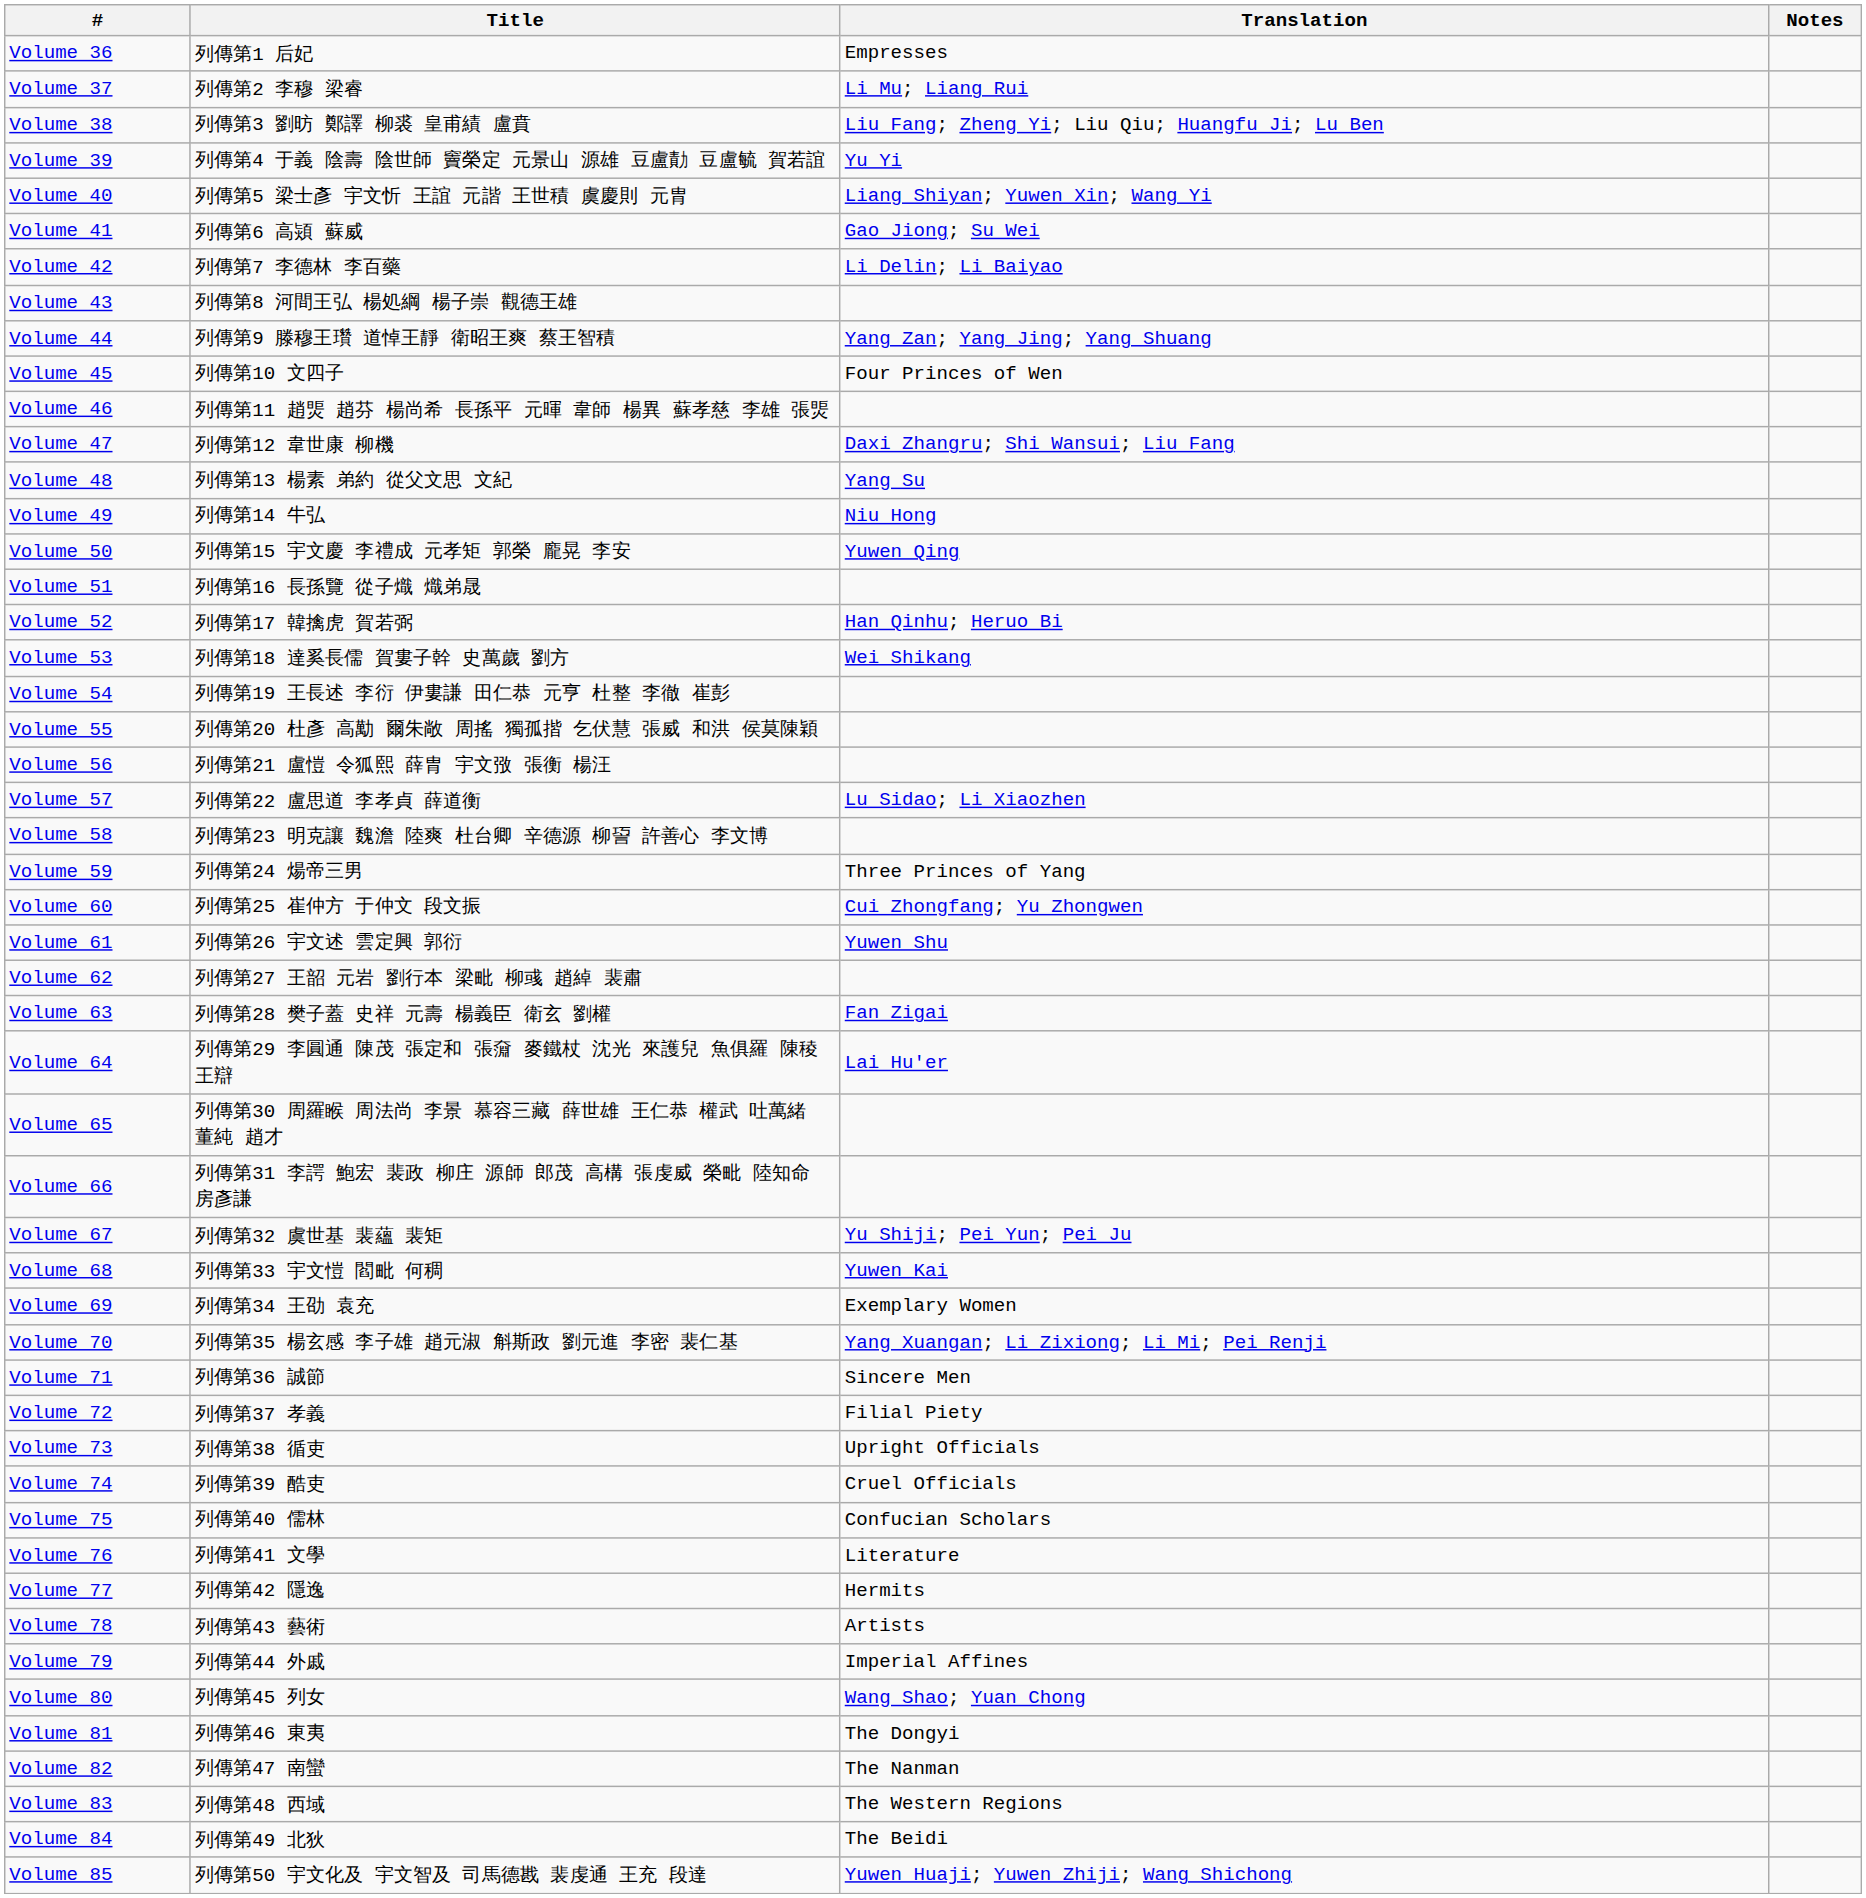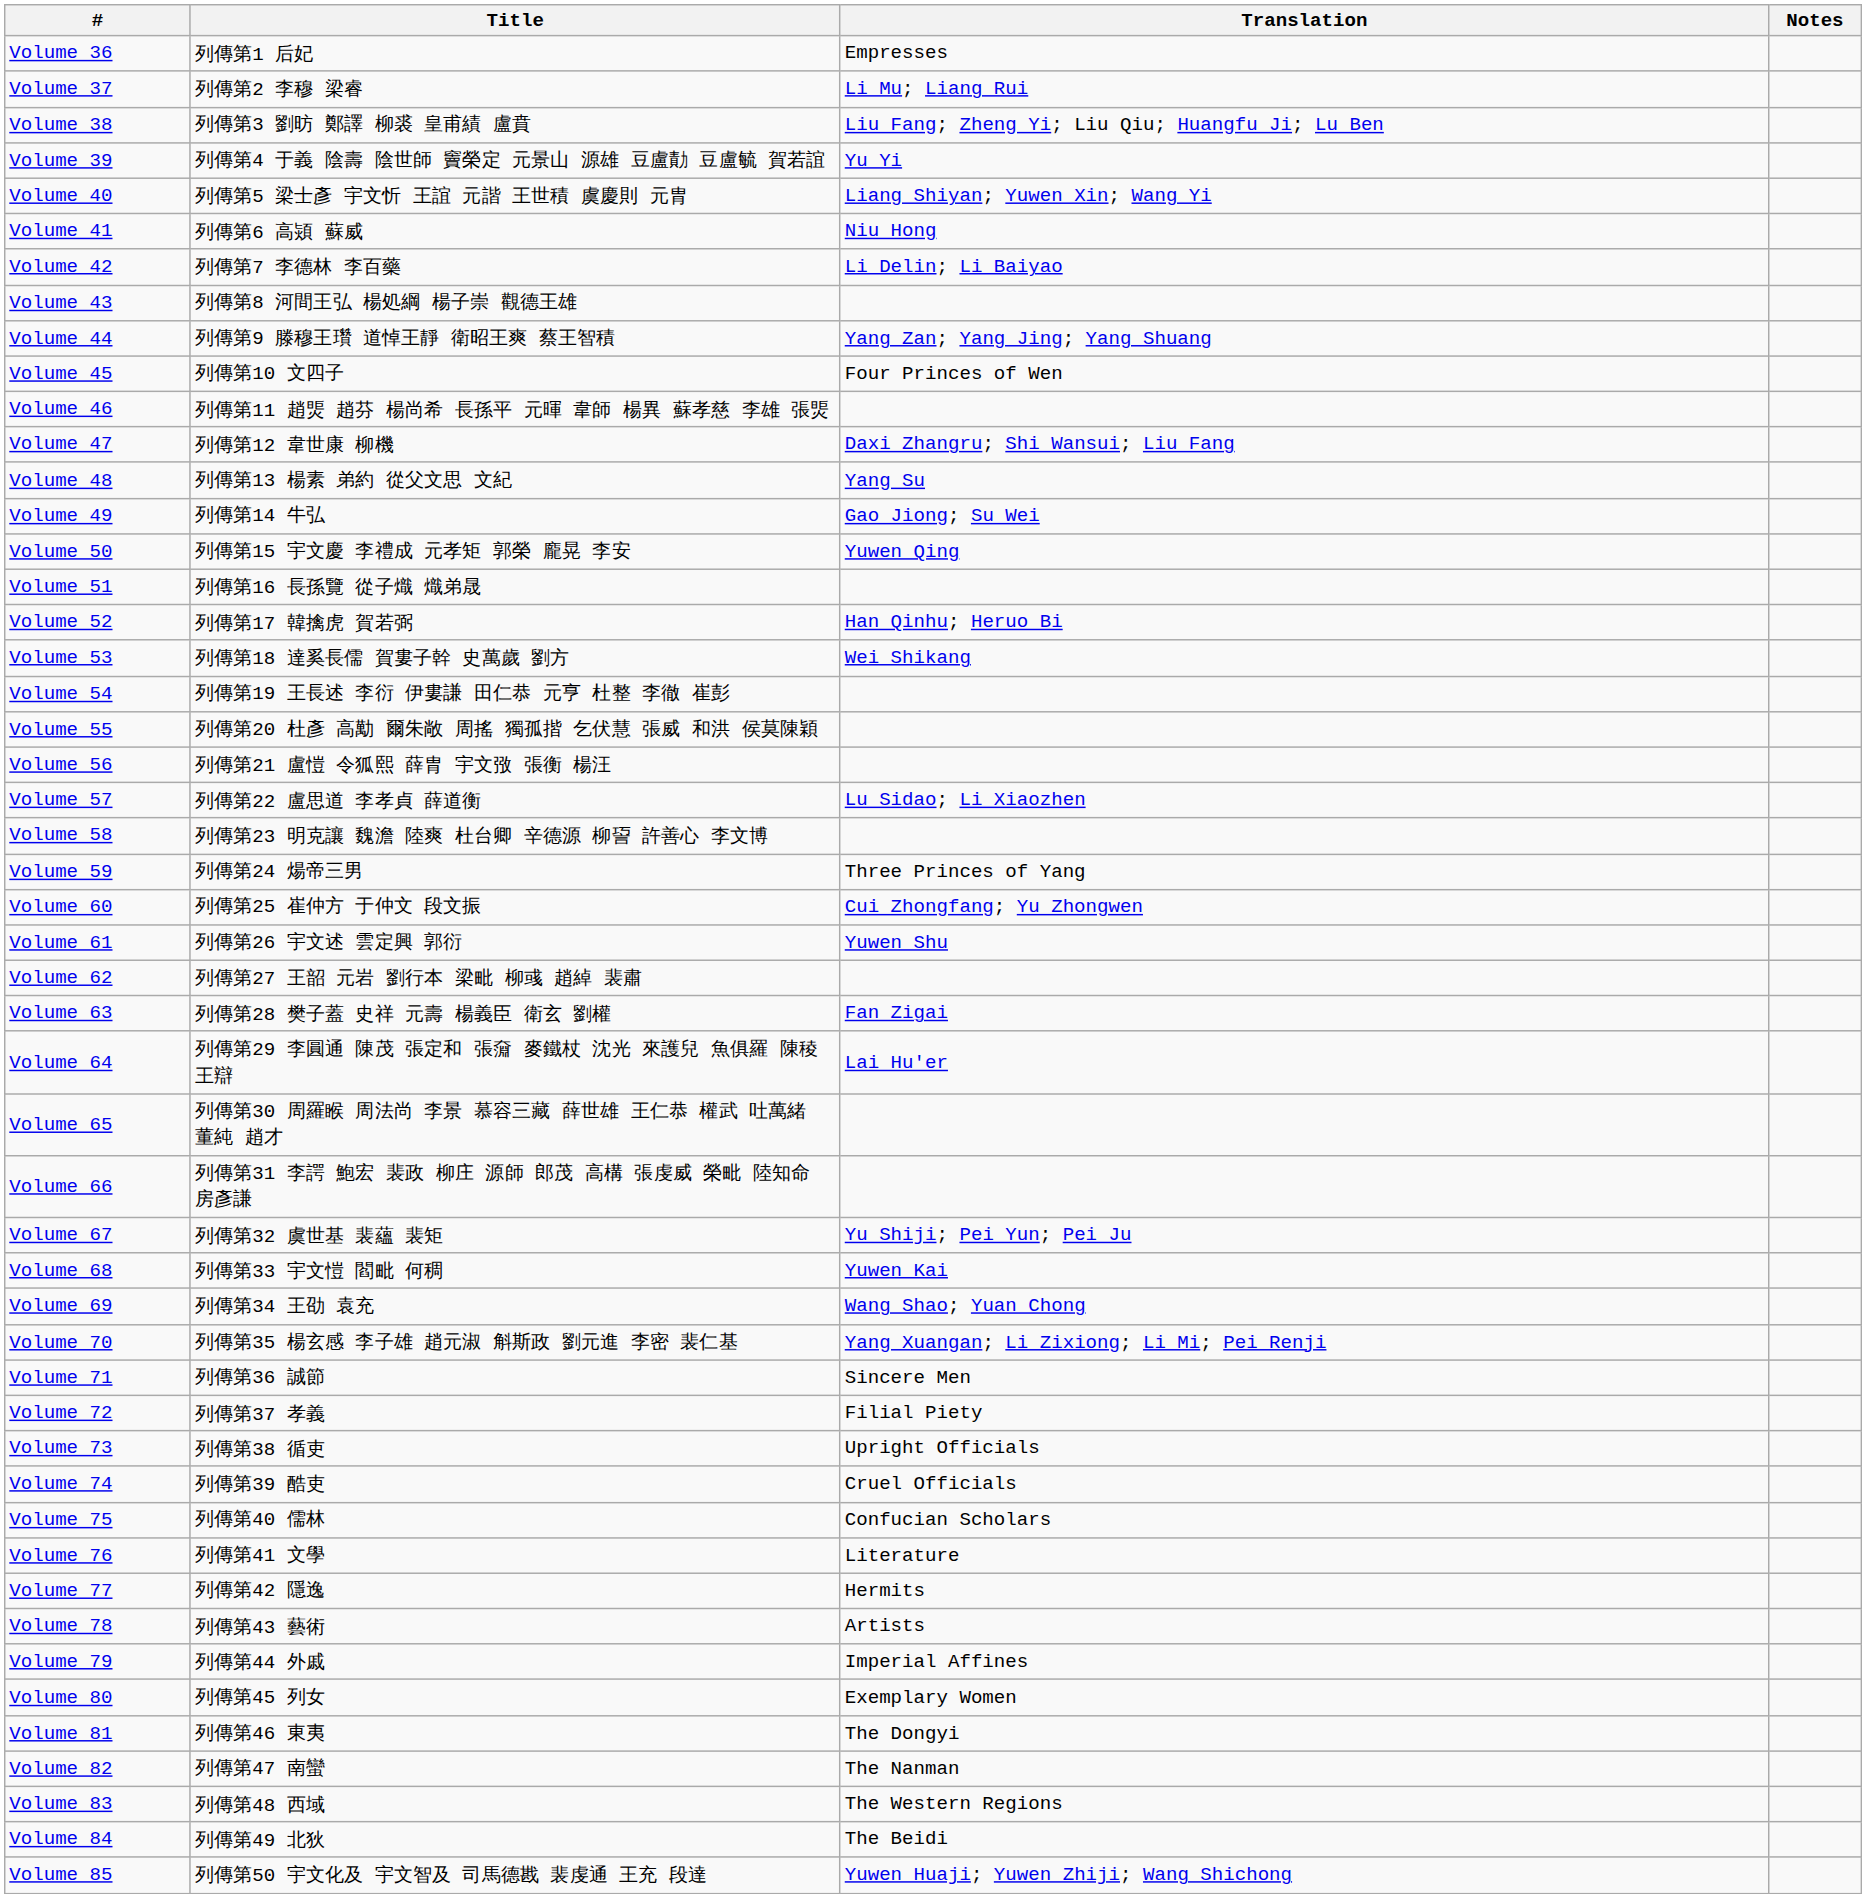(942, 231) Gao Jiong; Su Wei -> (891, 231) Niu Hong
(891, 516) Niu Hong -> (942, 516) Gao Jiong; Su Wei
(931, 1306) Exemplary Women -> (965, 1306) Wang Shao; Yuan Chong
(965, 1697) Wang Shao; Yuan Chong -> (931, 1697) Exemplary Women
